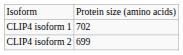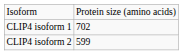(83, 42) 699 -> (83, 42) 599
